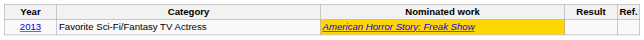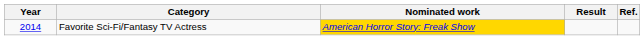(31, 27) 2013 -> (31, 27) 2014
